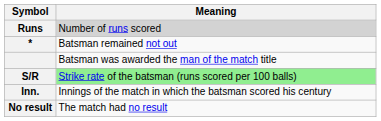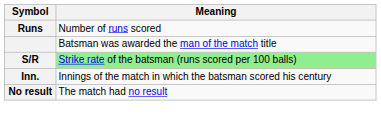(110, 28) lightgrey background -> (110, 28) no background
- row: (30, 44)
